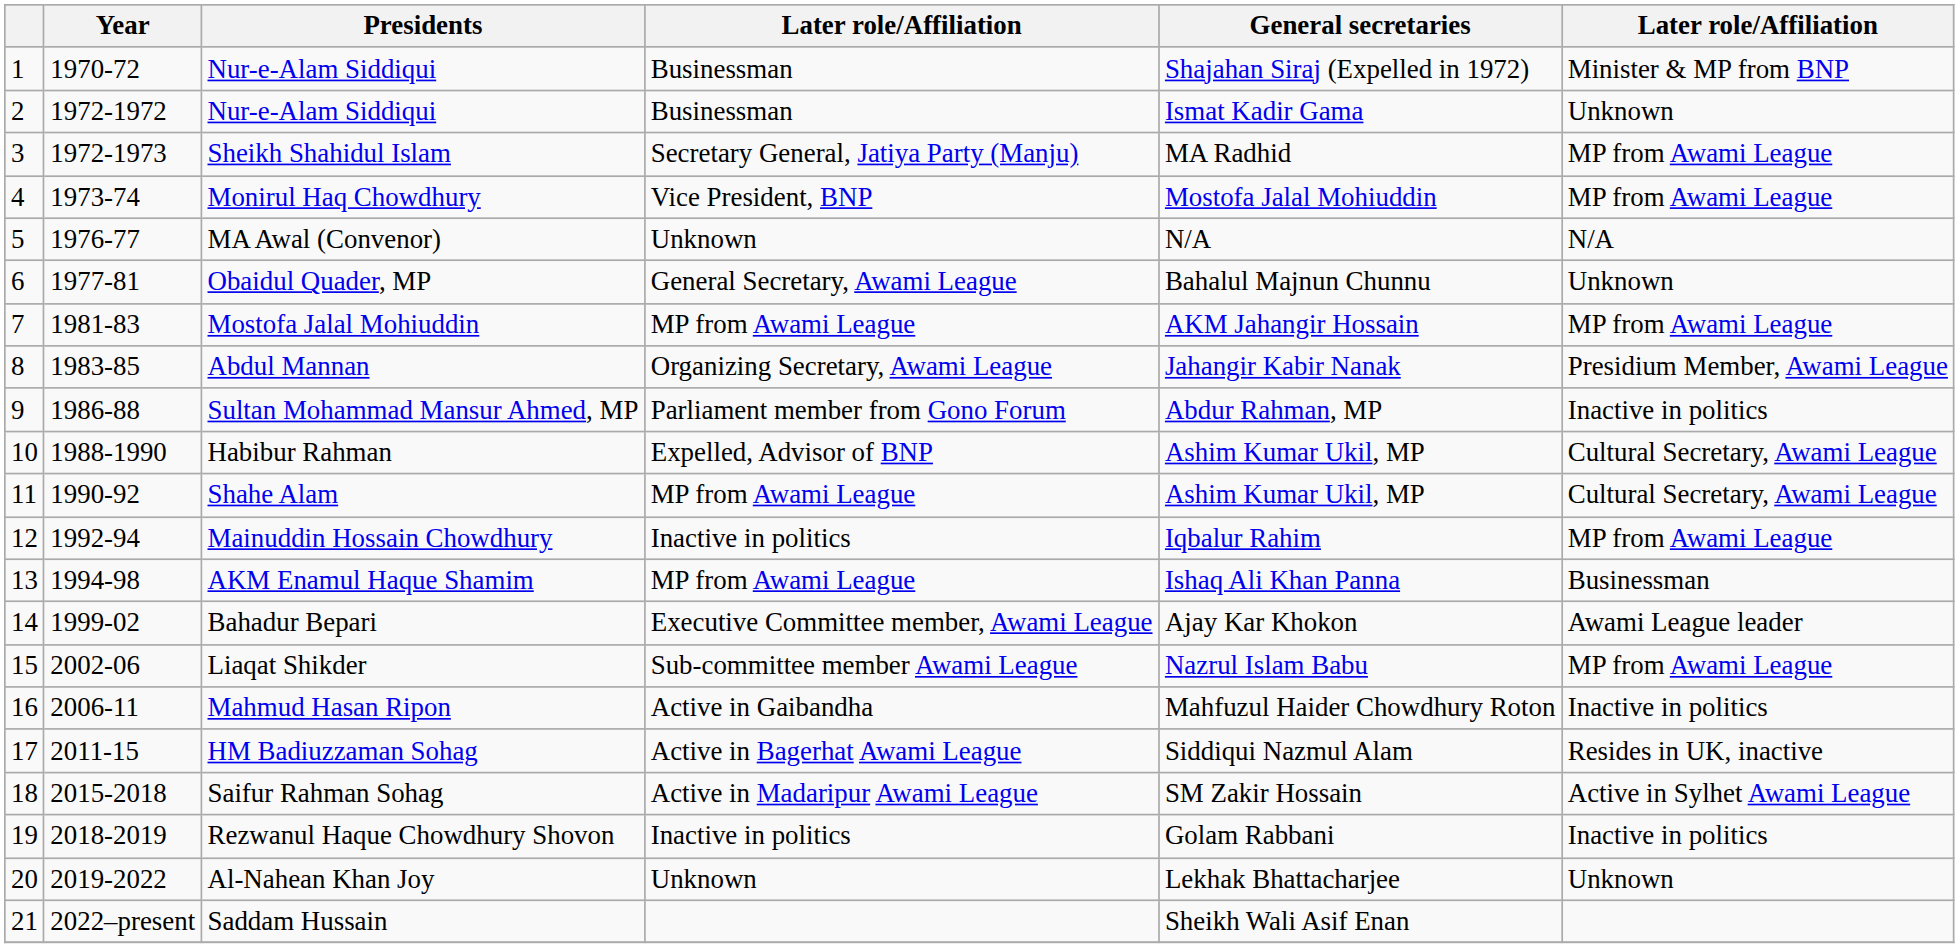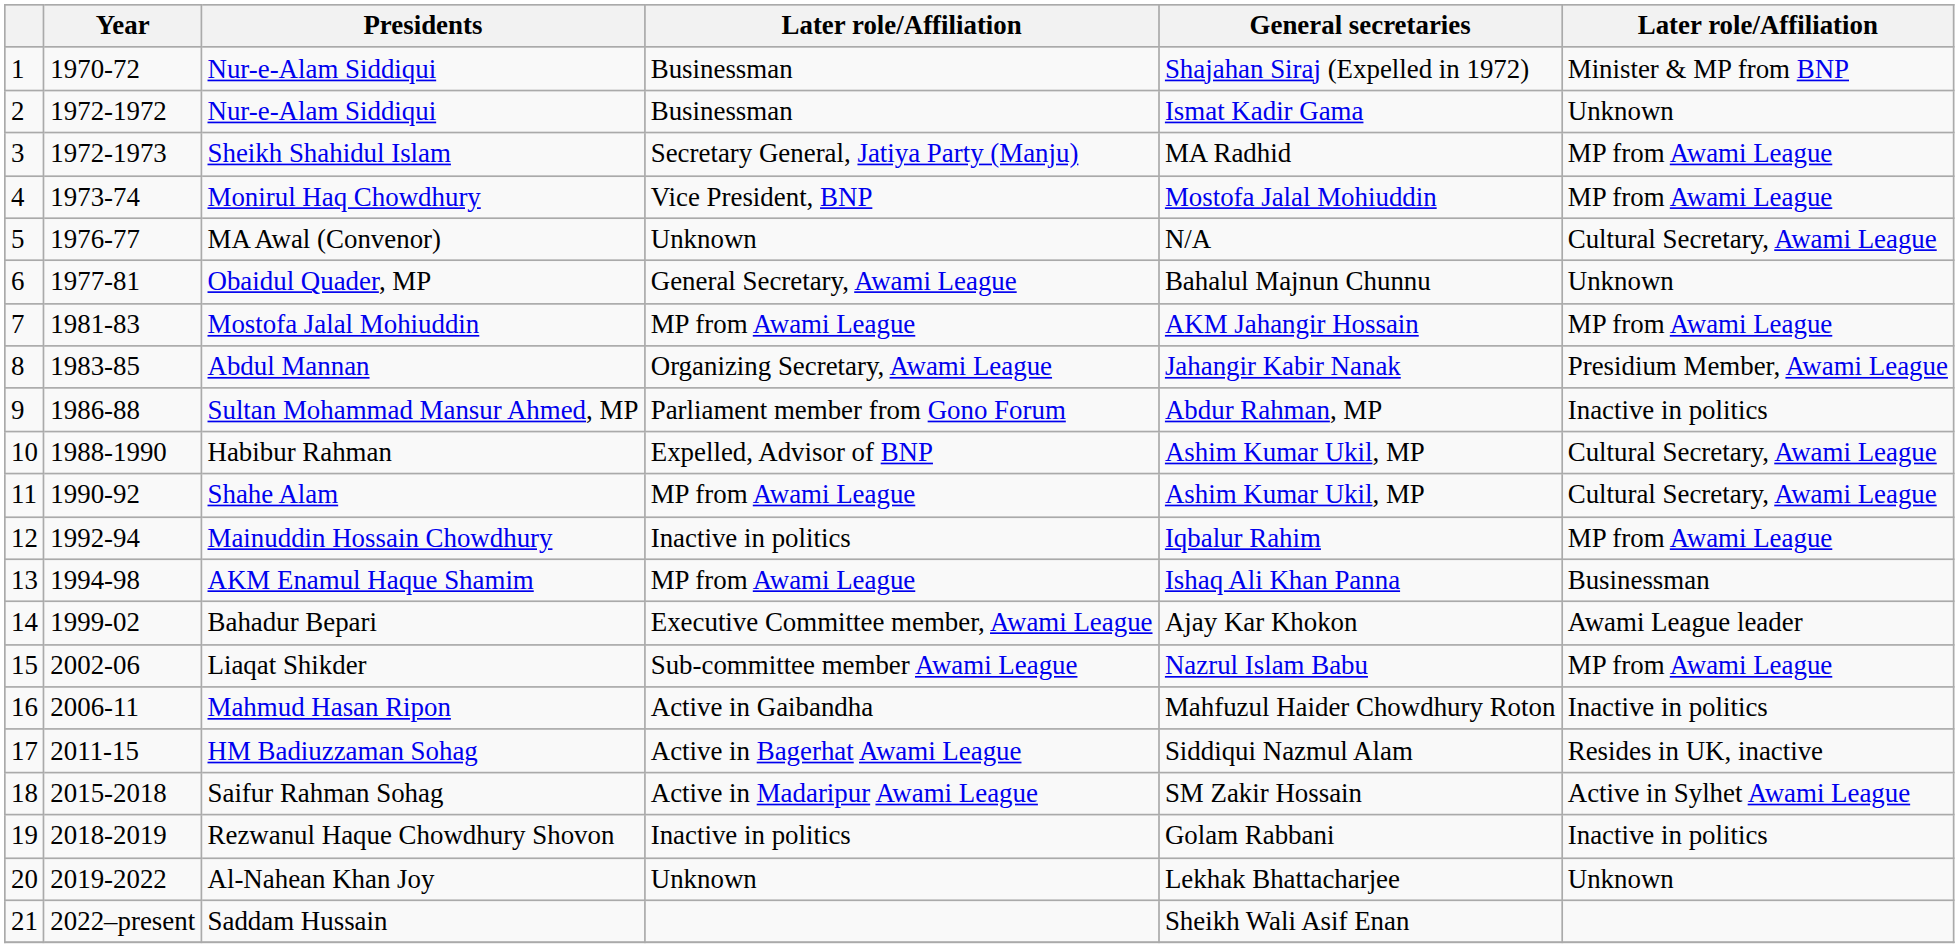(1591, 238) N/A -> (1752, 238) Cultural Secretary, Awami League
